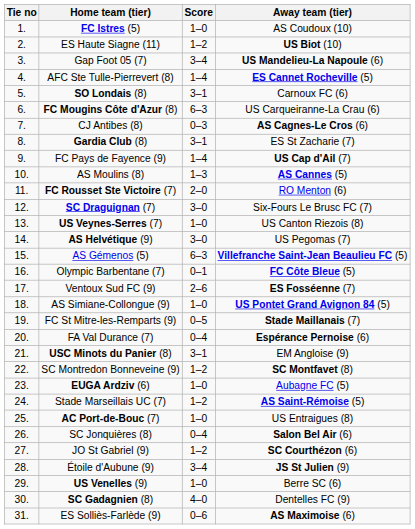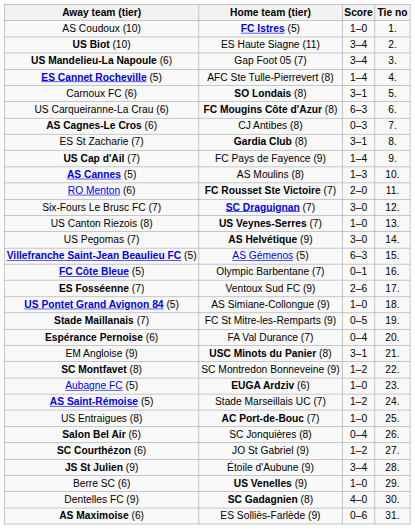columns swapped: (22, 12) <-> (313, 12)
(199, 45) 1–2 -> (359, 45) 3–4
